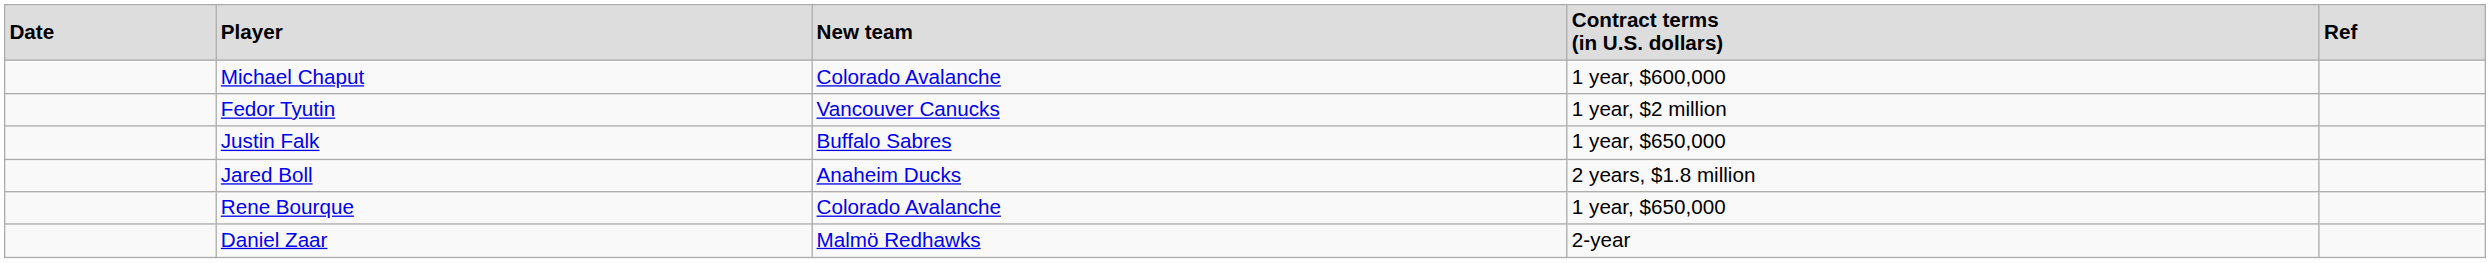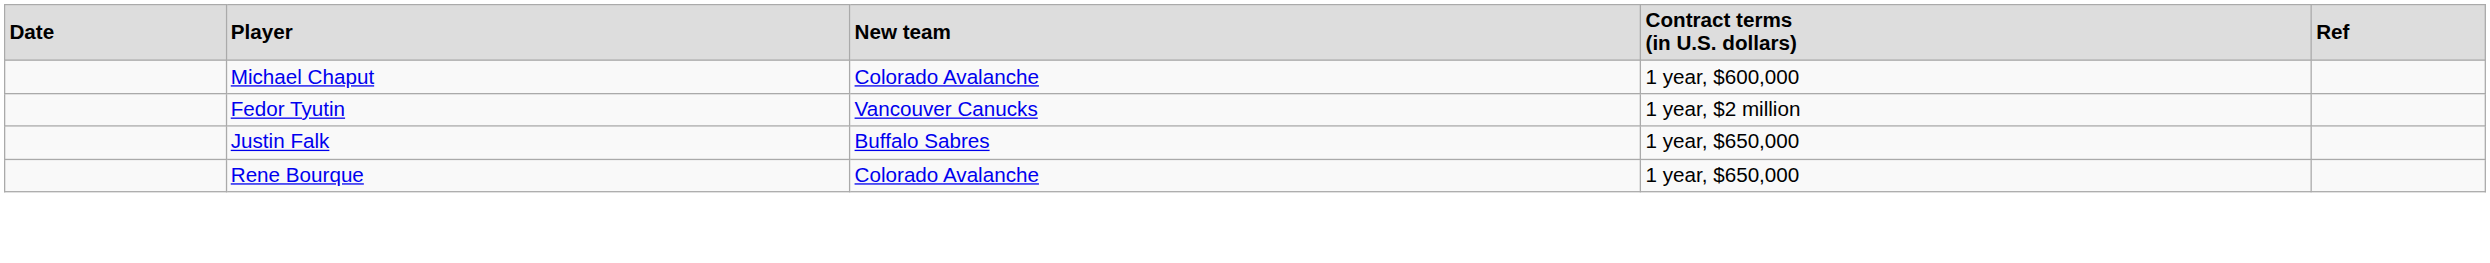- row: (267, 175)
- row: (274, 240)
